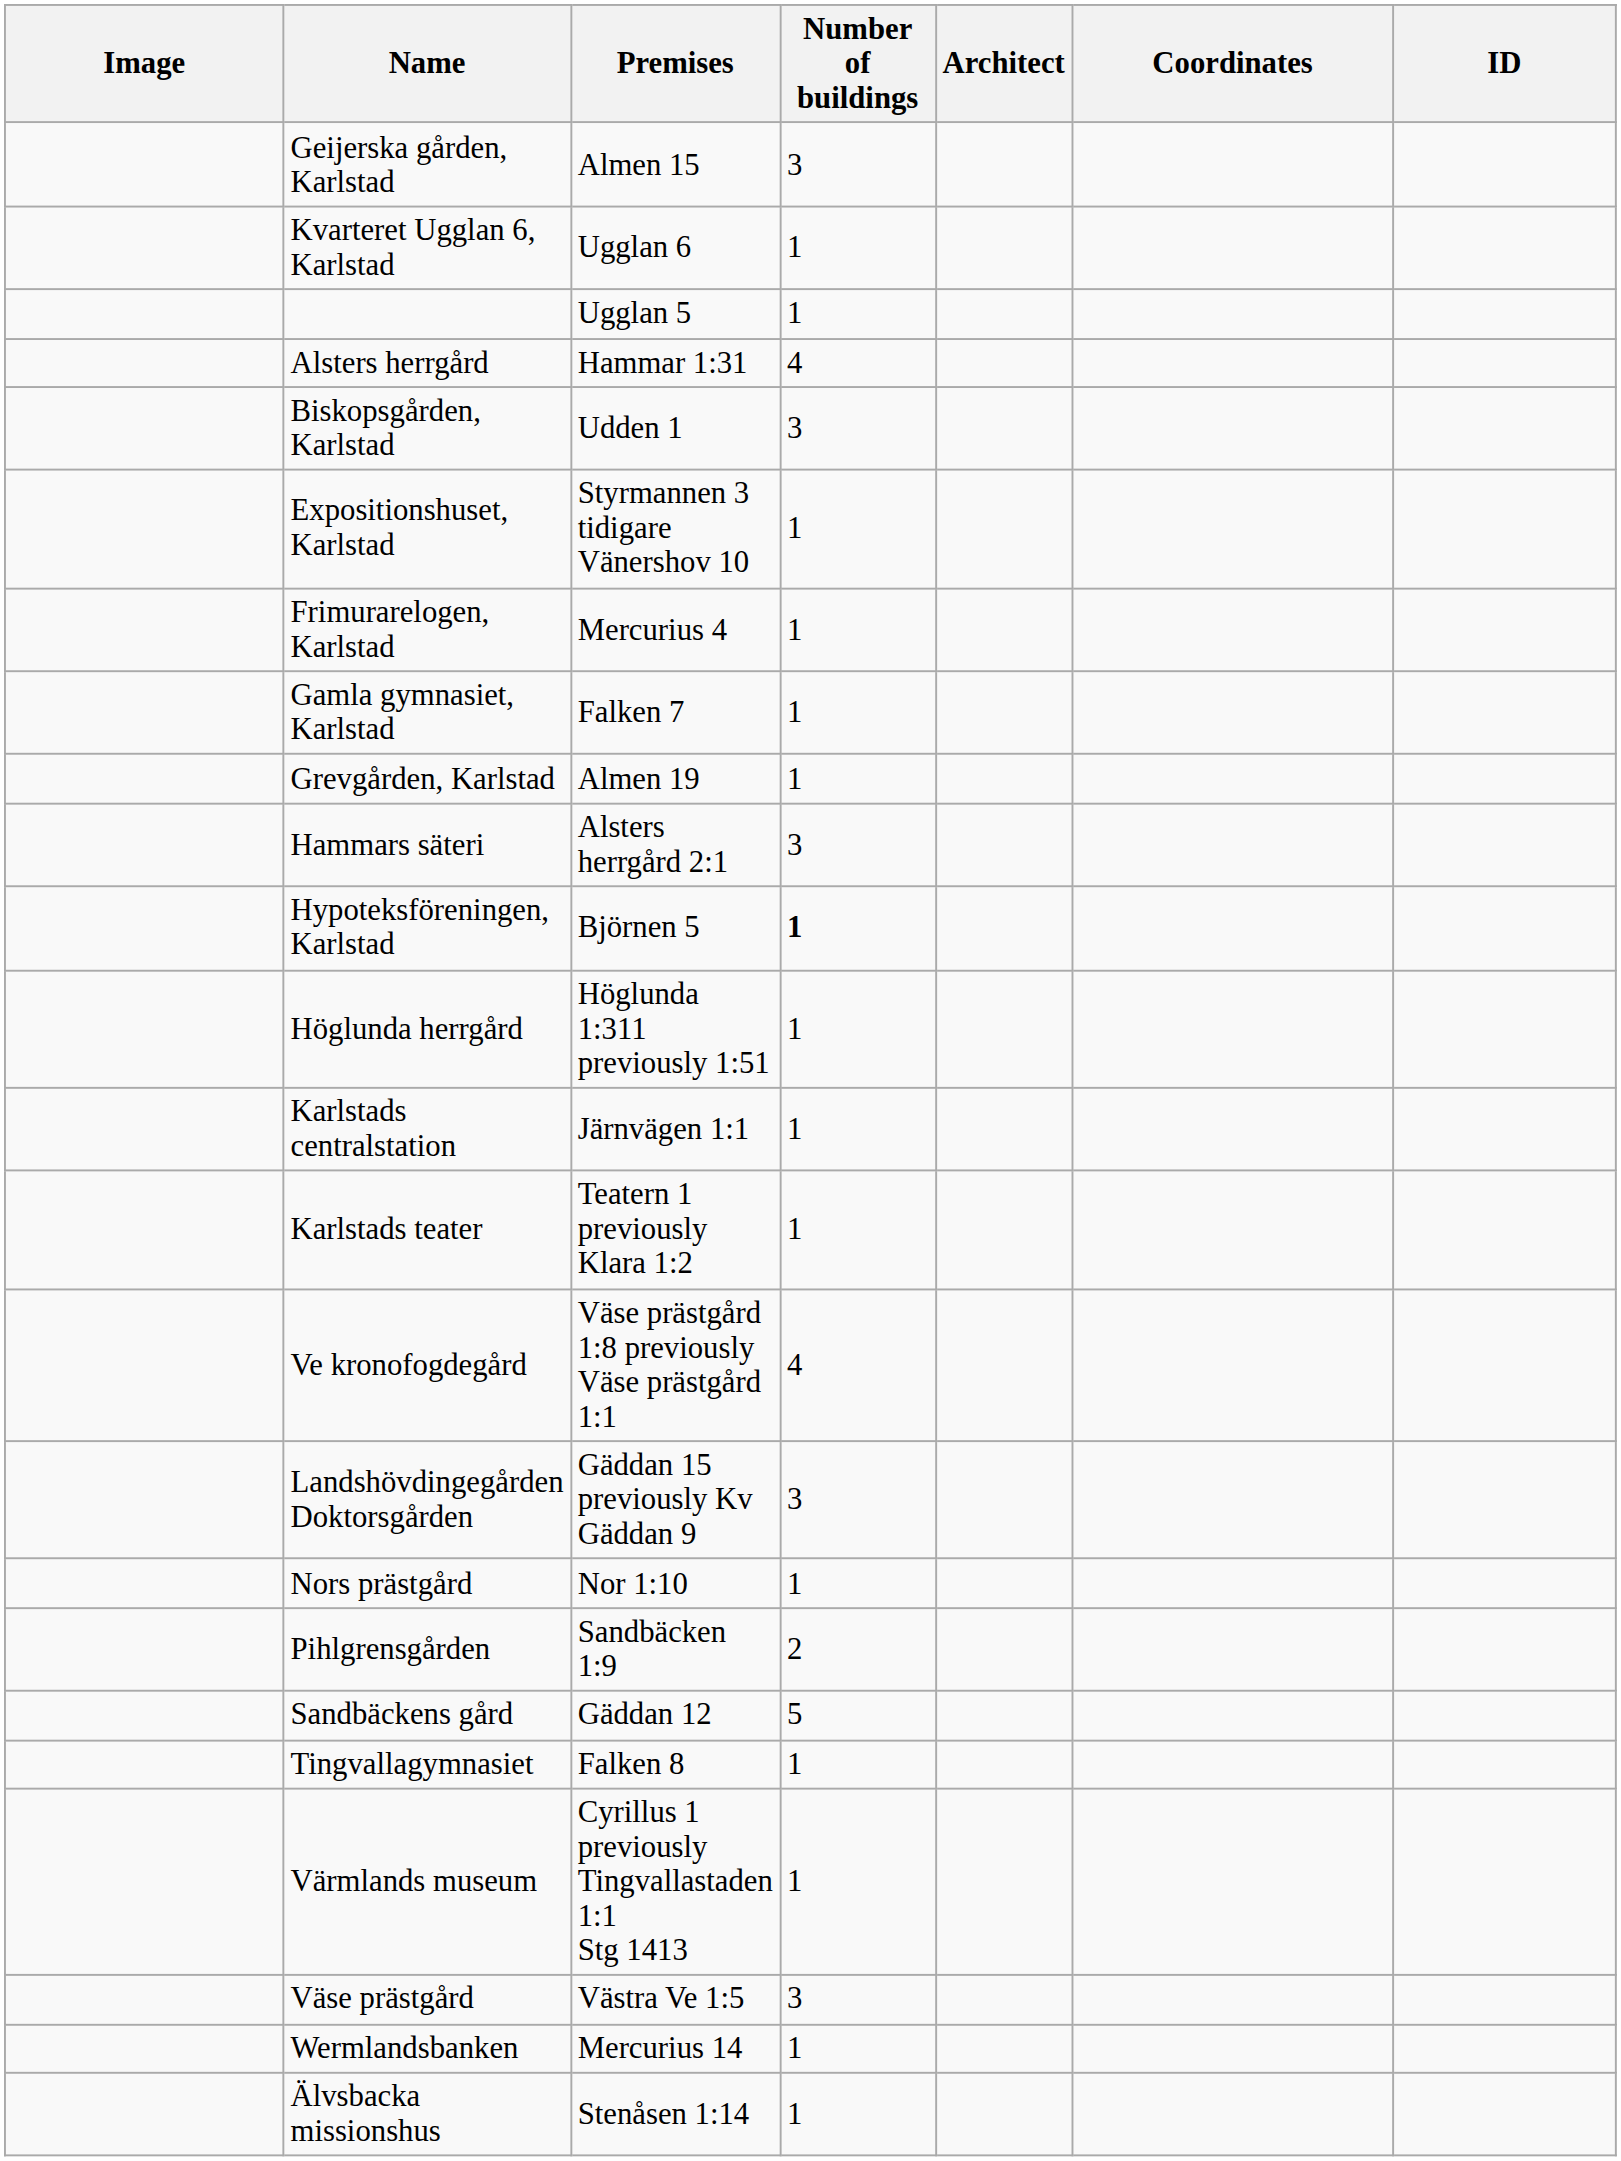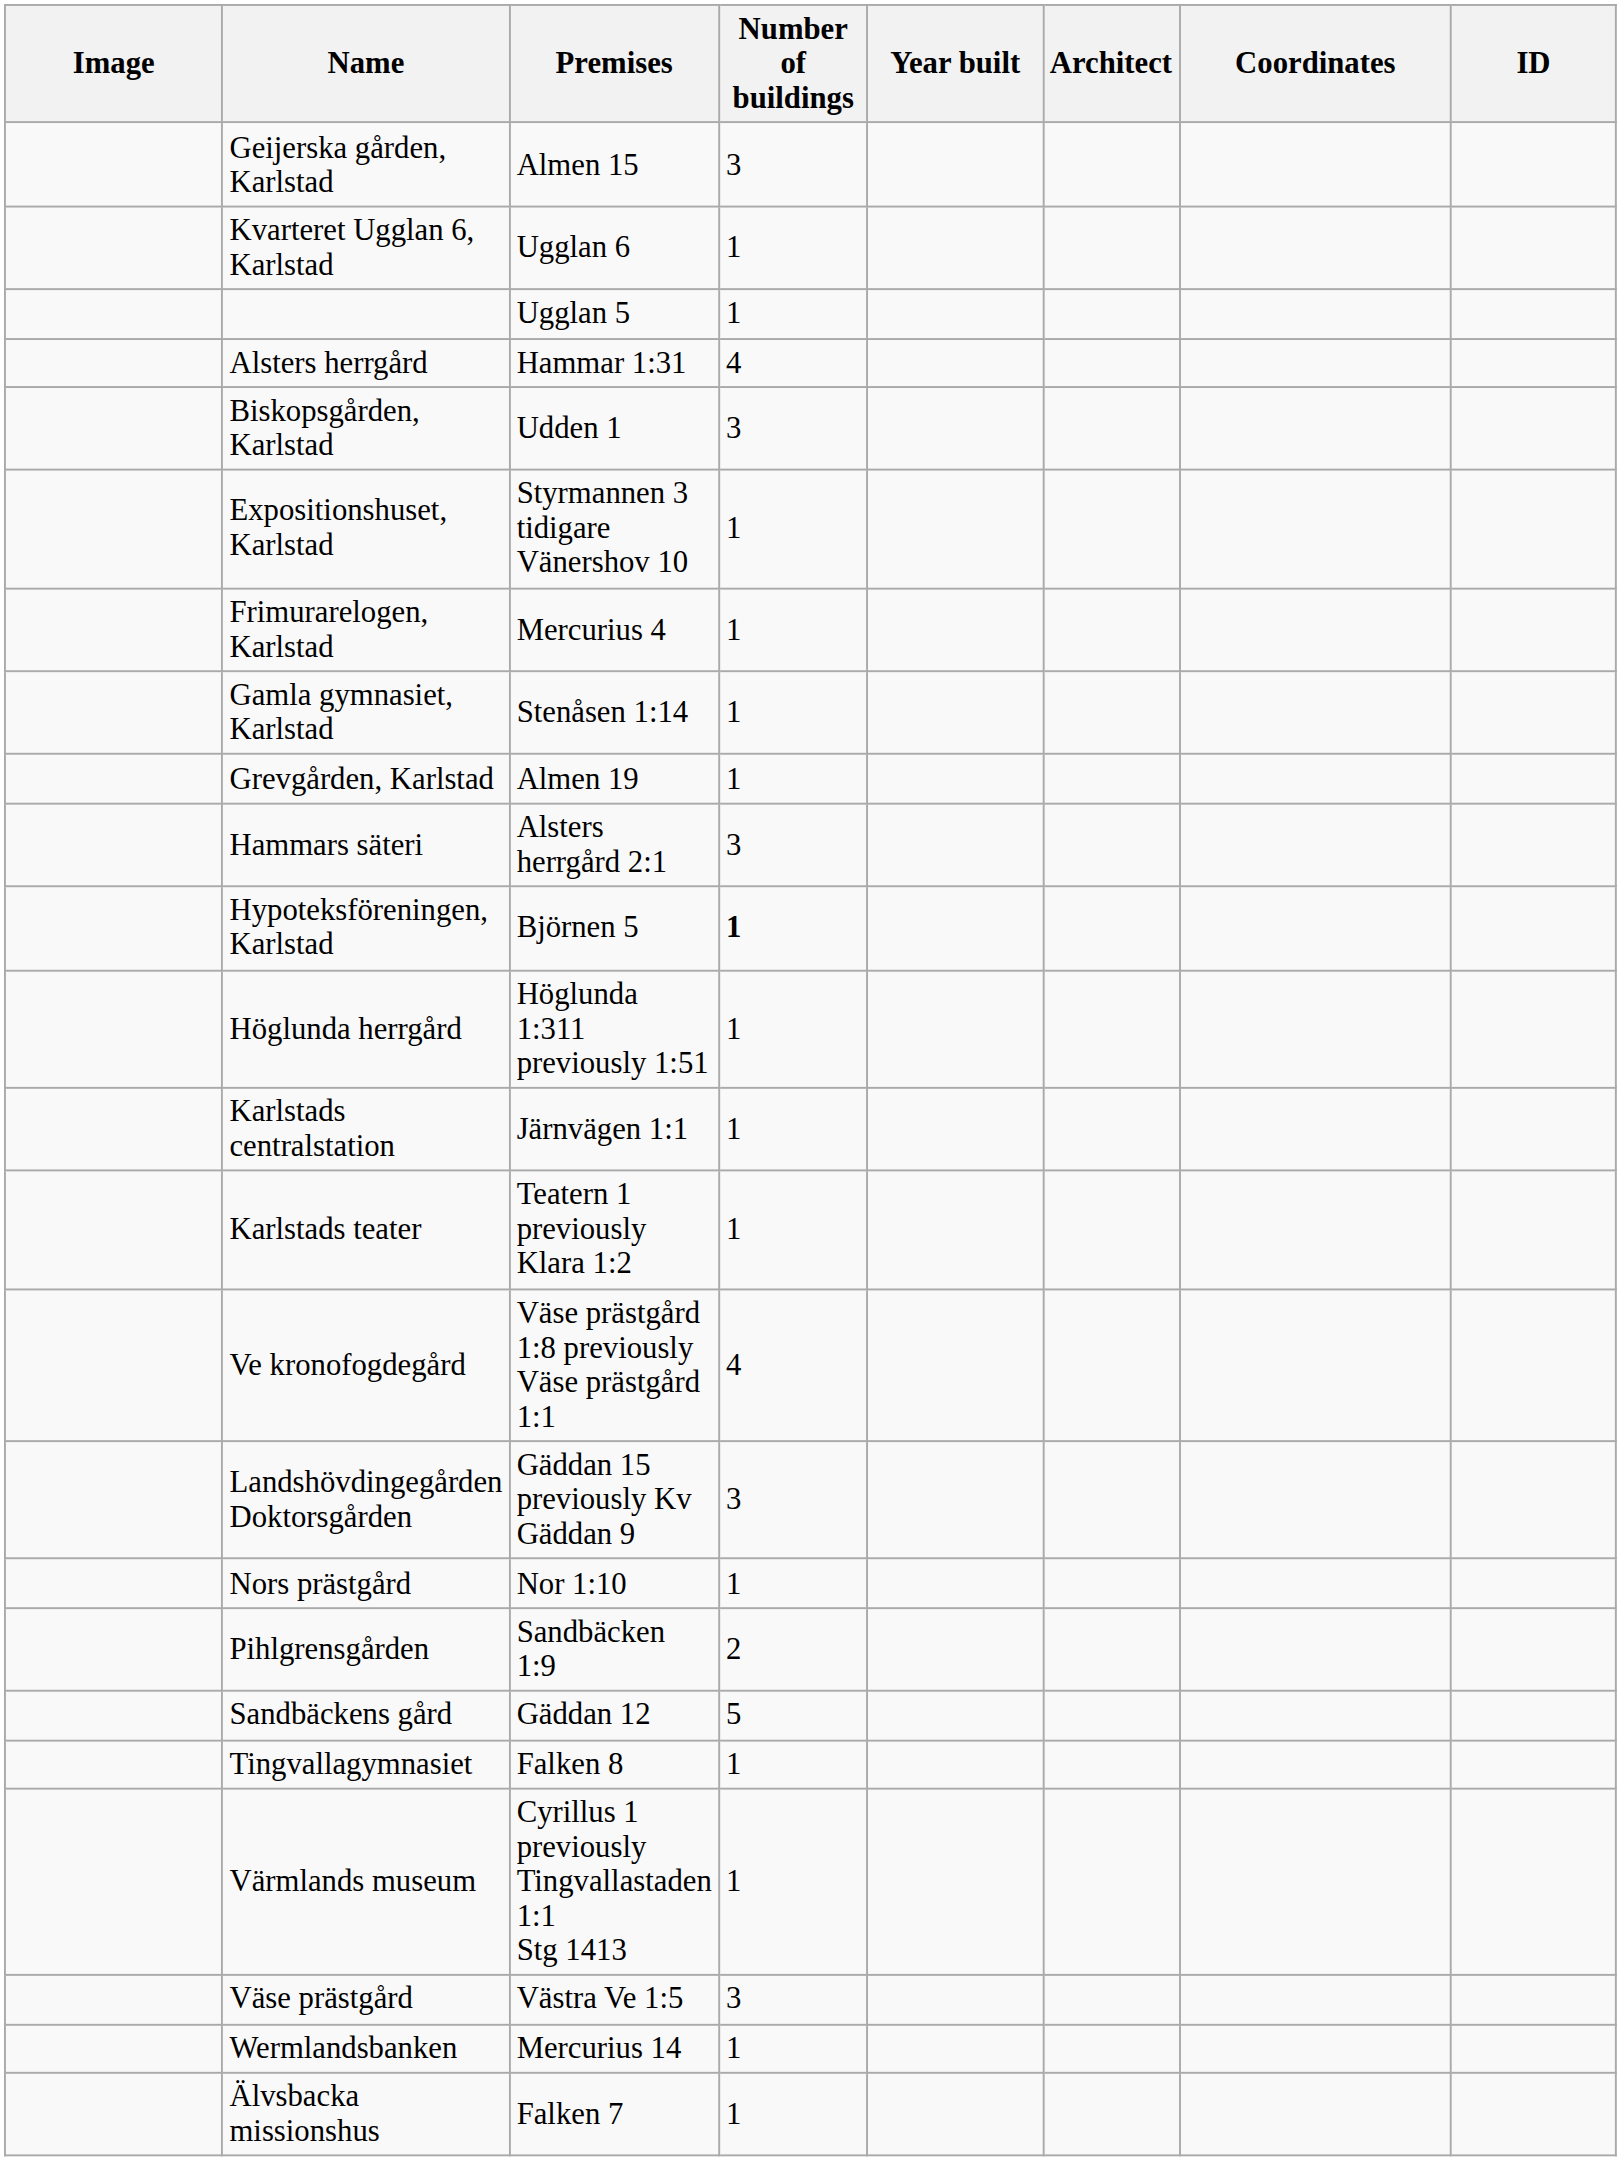+ column: (955, 63)
(631, 712) Falken 7 -> (602, 712) Stenåsen 1:14
(663, 2113) Stenåsen 1:14 -> (570, 2113) Falken 7
